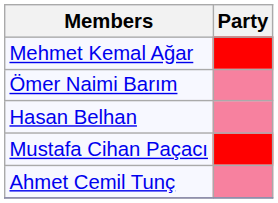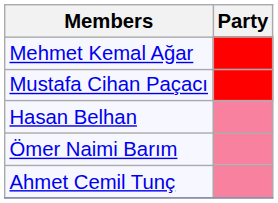rows swapped: (93, 85) <-> (109, 149)
